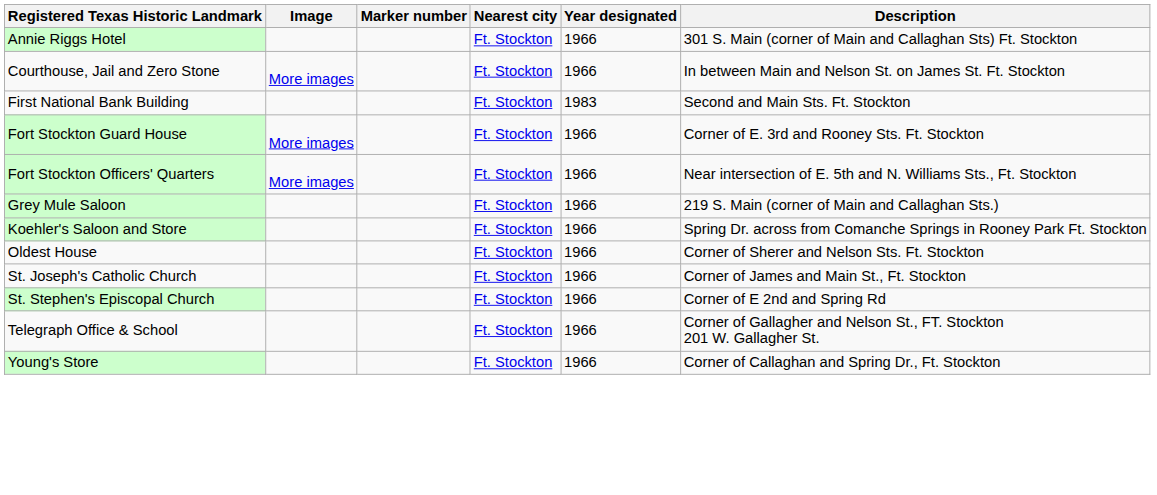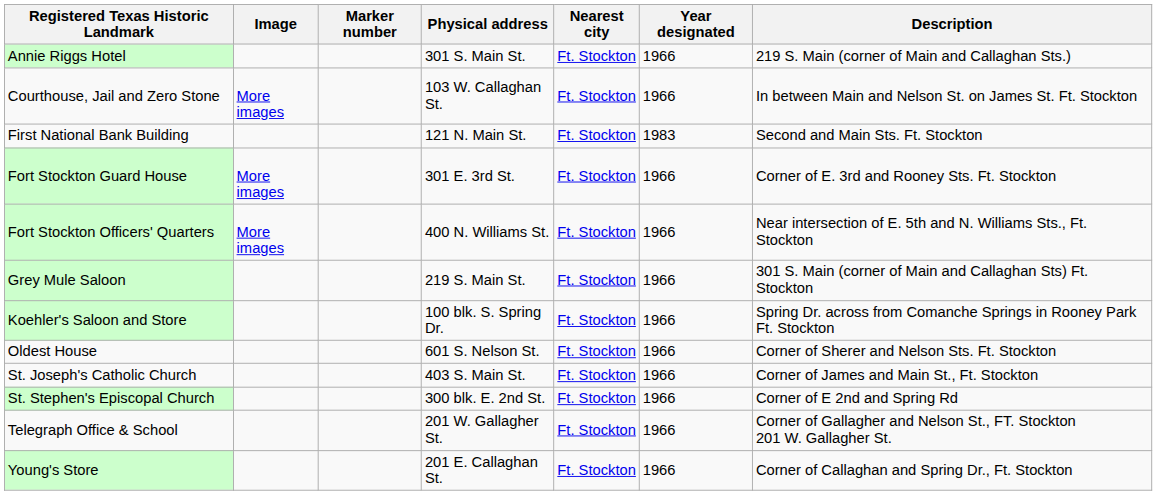+ column: (488, 24)
(880, 39) 301 S. Main (corner of Main and Callaghan Sts) Ft. Stockton -> (913, 56) 219 S. Main (corner of Main and Callaghan Sts.)
(841, 205) 219 S. Main (corner of Main and Callaghan Sts.) -> (922, 280) 301 S. Main (corner of Main and Callaghan Sts) Ft. Stockton
